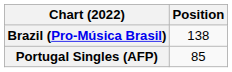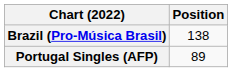(198, 56) 85 -> (198, 56) 89
